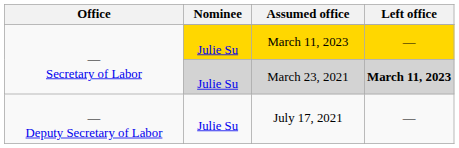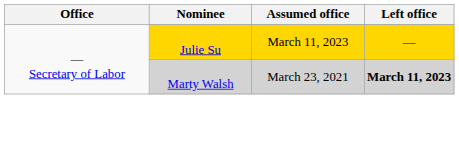(218, 84) Julie Su -> (201, 84) Marty Walsh
- row: (308, 118)
